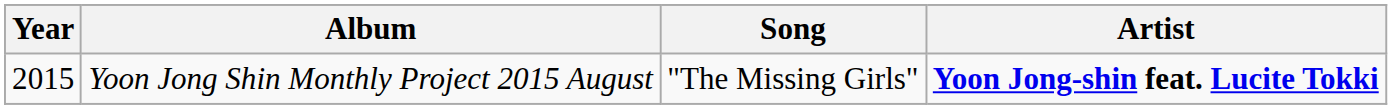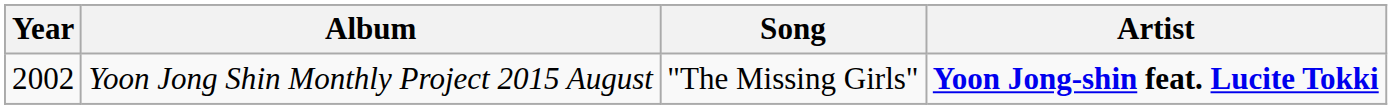(43, 78) 2015 -> (43, 78) 2002
